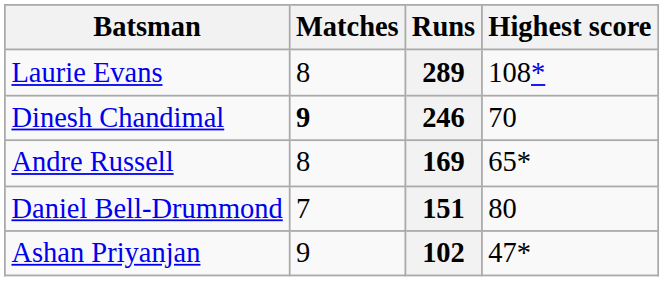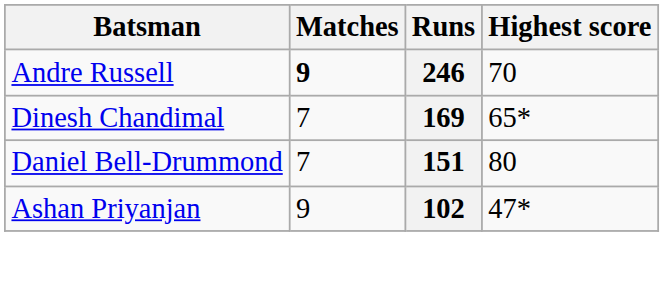- row: (443, 72)
(118, 117) Dinesh Chandimal -> (93, 72) Andre Russell
(93, 162) Andre Russell -> (118, 117) Dinesh Chandimal
(303, 162) 8 -> (303, 117) 7
